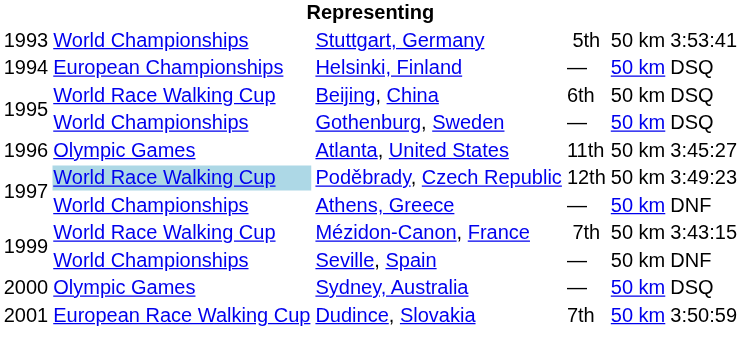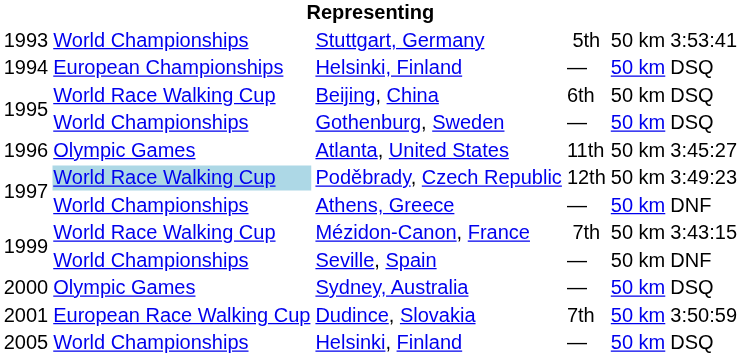+ row: (26, 342)
